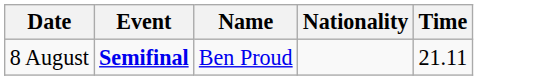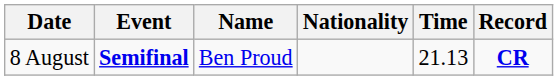+ column: (513, 22)
(443, 57) 21.11 -> (443, 57) 21.13
